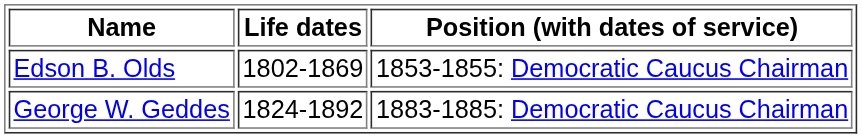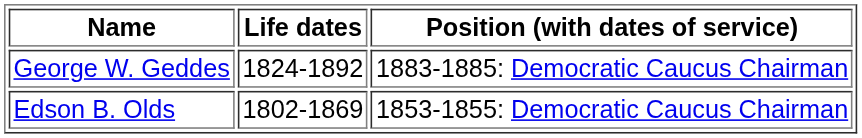rows swapped: (122, 109) <-> (94, 68)
